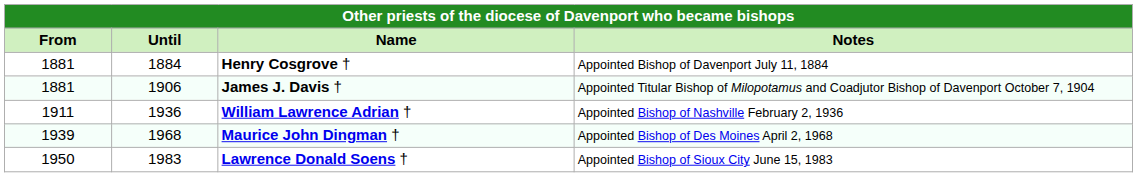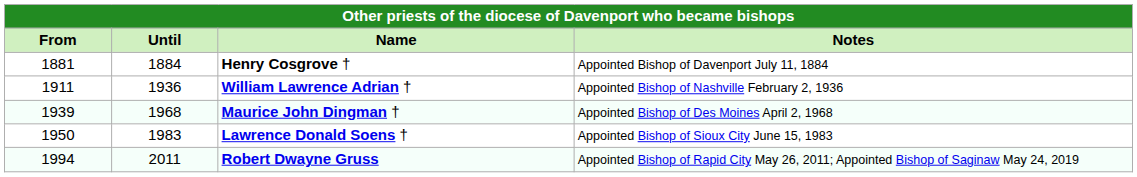- row: (282, 87)
+ row: (300, 159)
